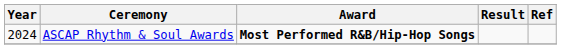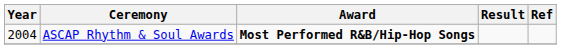(22, 34) 2024 -> (22, 34) 2004
